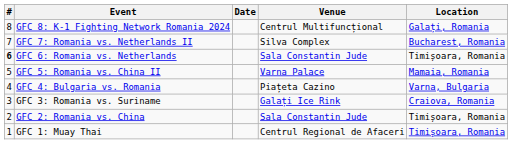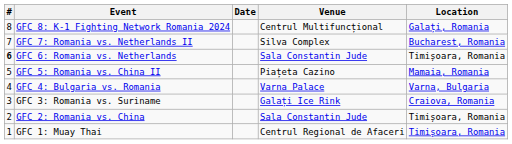(292, 71) Varna Palace -> (298, 71) Piațeta Cazino
(298, 86) Piațeta Cazino -> (292, 86) Varna Palace
